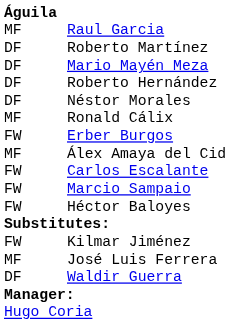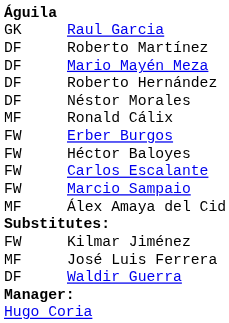(13, 30) MF -> (13, 30) GK
rows swapped: (147, 154) <-> (129, 207)
